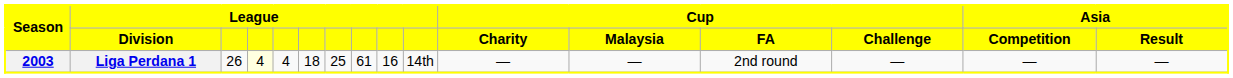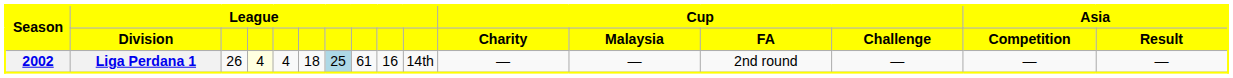(38, 62) 2003 -> (38, 62) 2002
(338, 62) no background -> (338, 62) lightblue background
